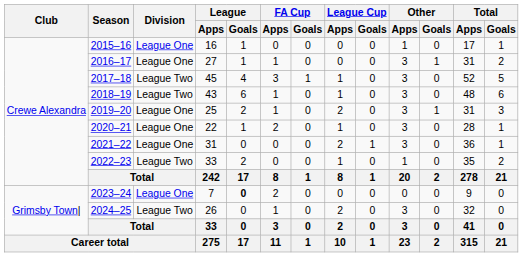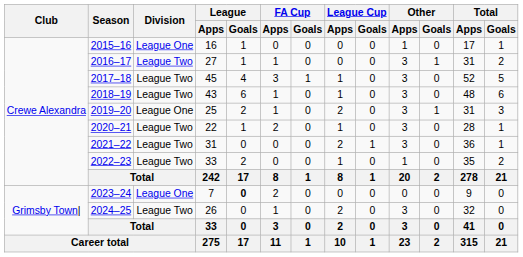(165, 62) League One -> (165, 62) League Two
(165, 128) League One -> (165, 128) League Two
(165, 144) League One -> (165, 144) League Two
